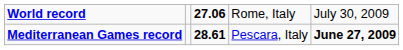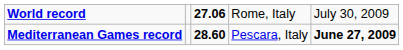(210, 34) 28.61 -> (210, 34) 28.60
